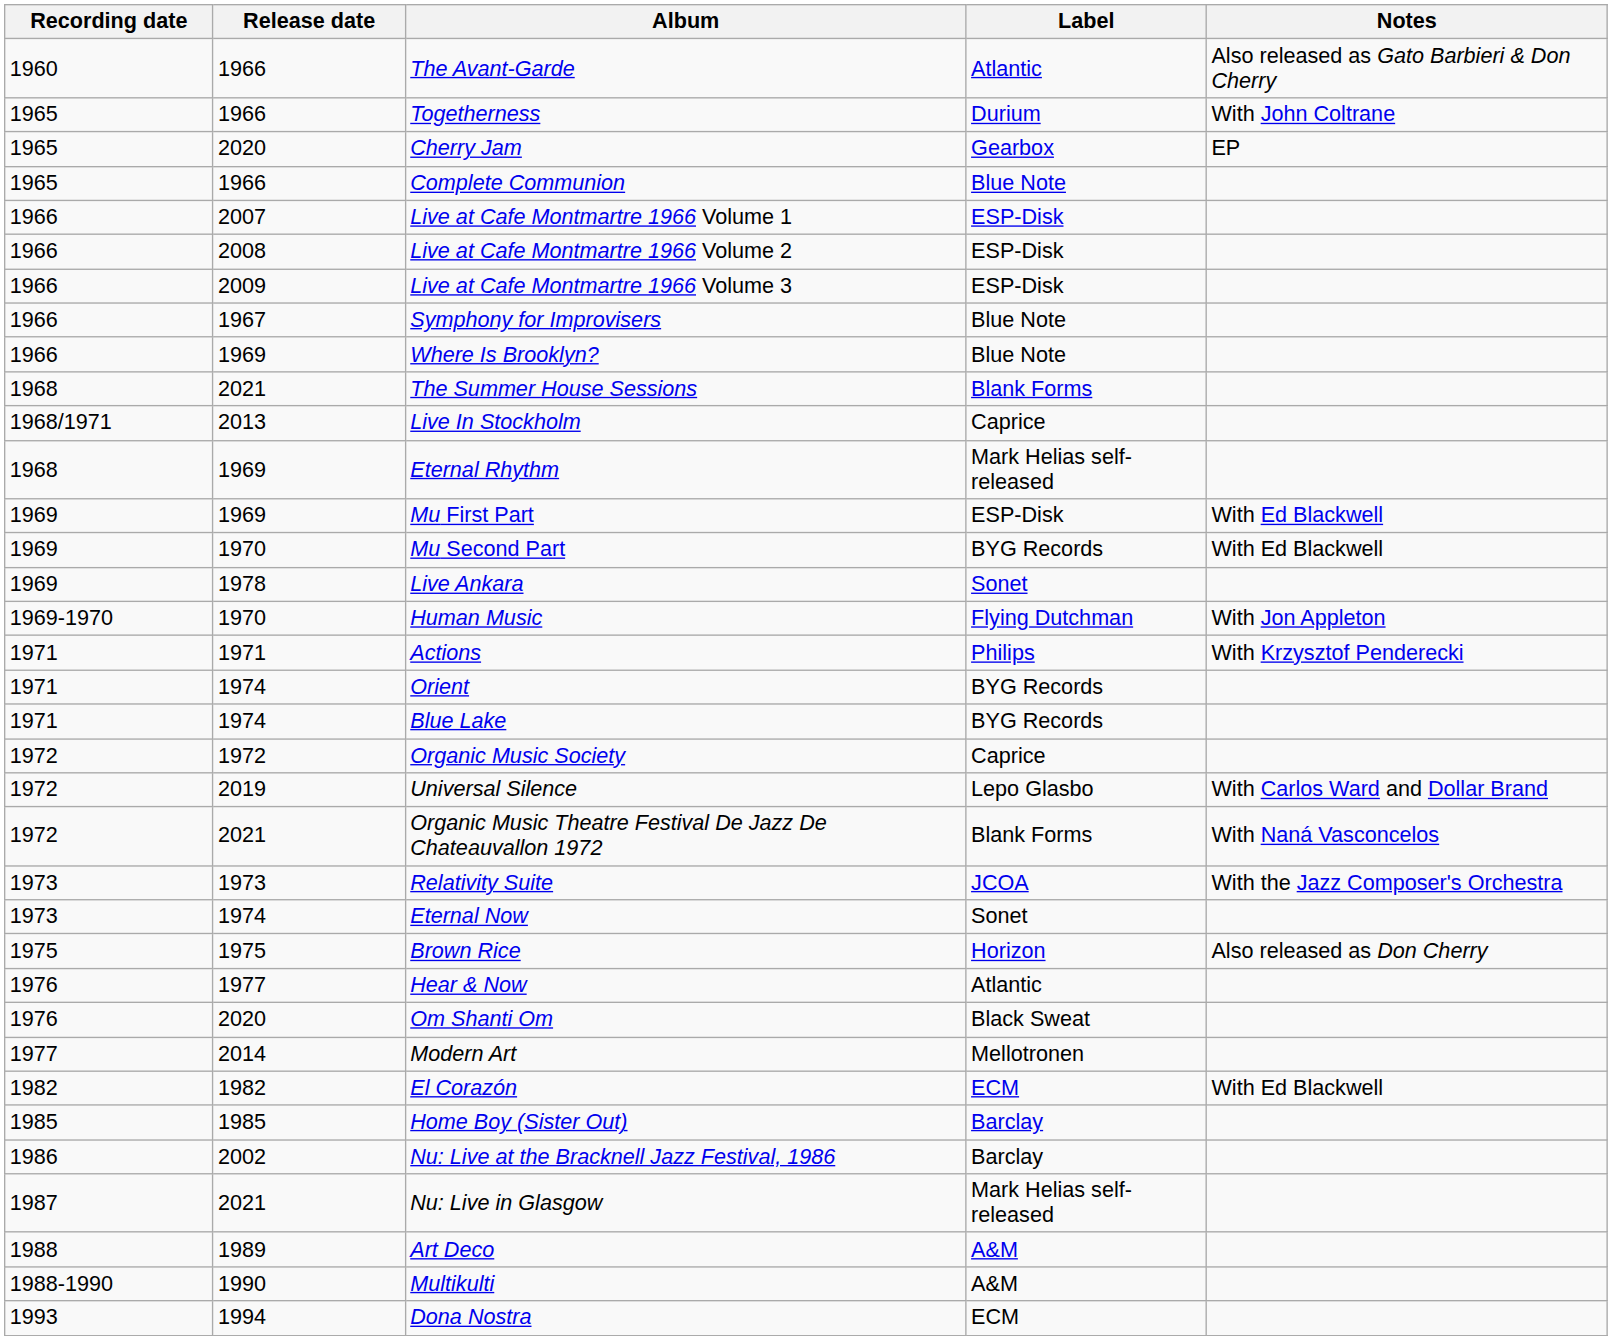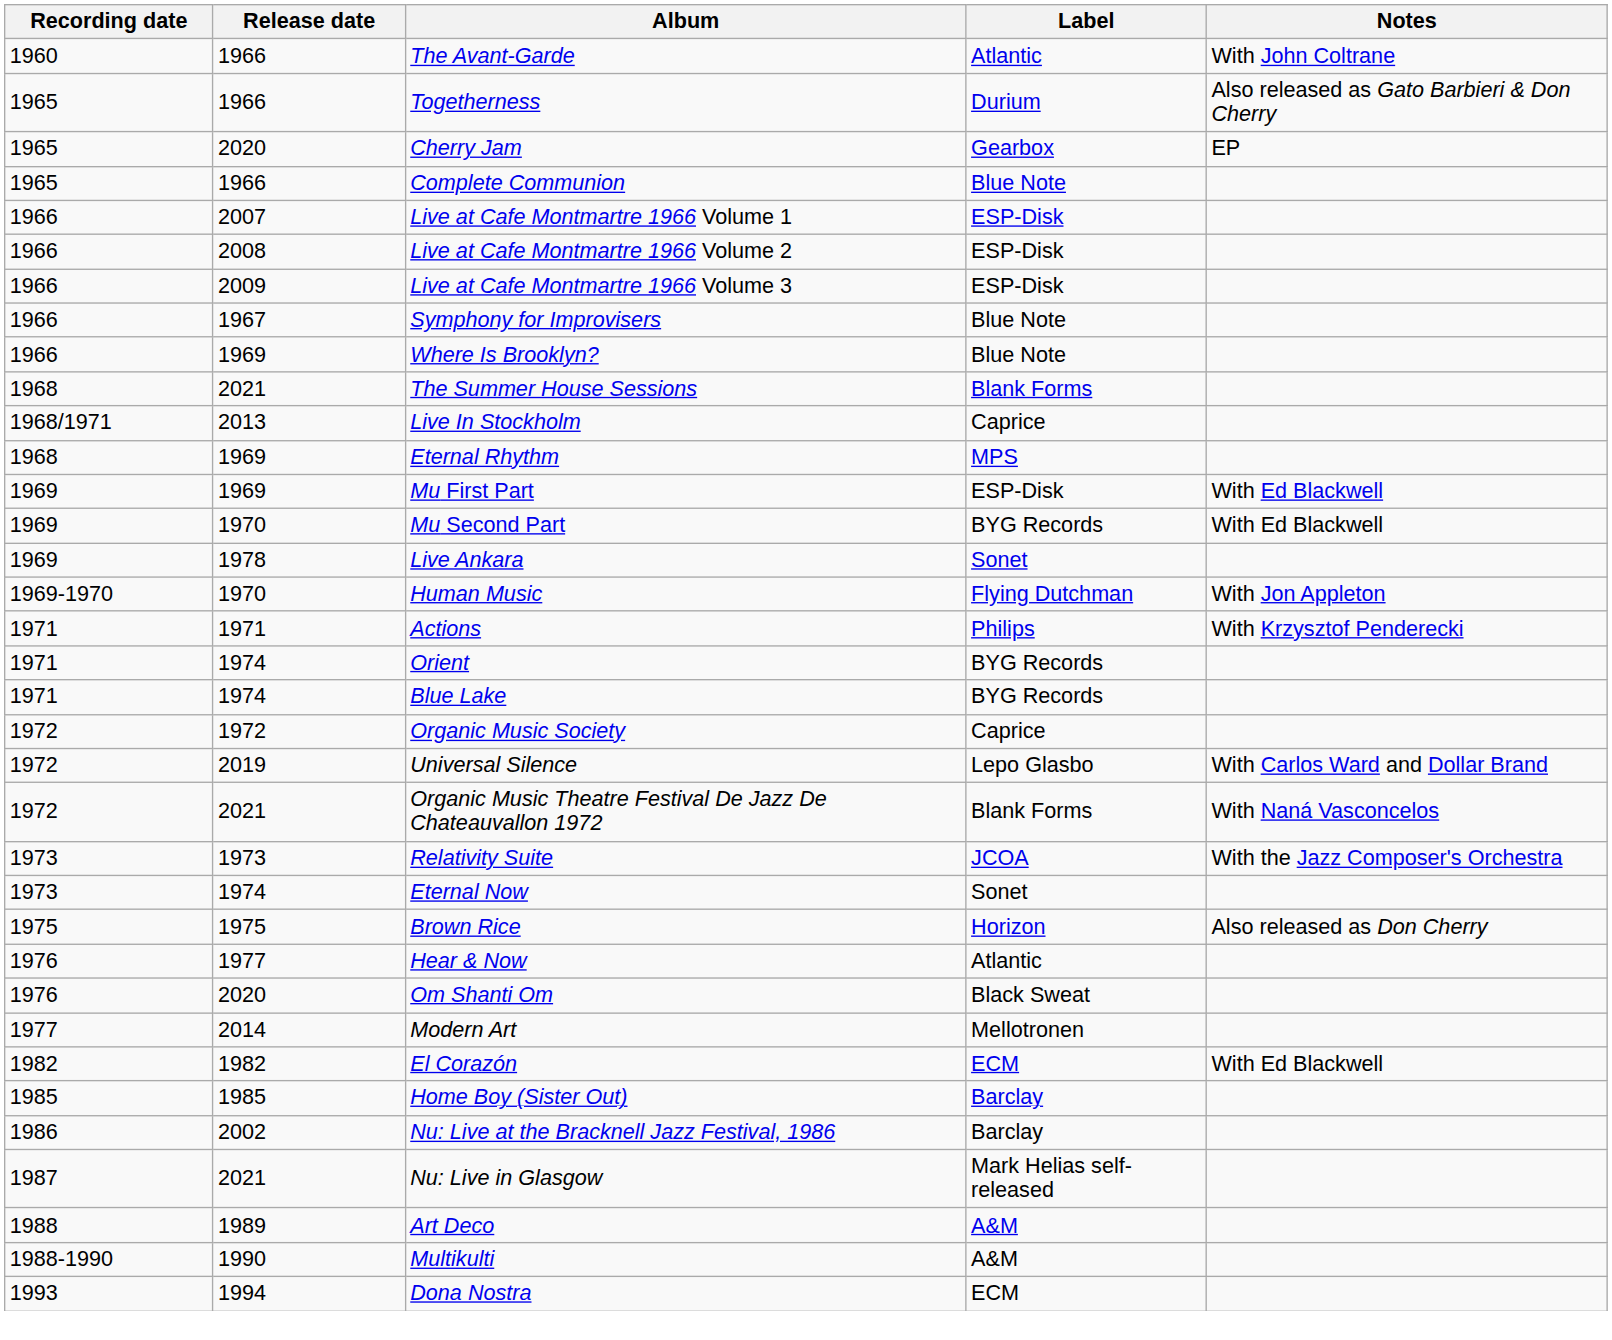(1391, 68) Also released as Gato Barbieri & Don Cherry -> (1303, 55) With John Coltrane
(1303, 114) With John Coltrane -> (1391, 102) Also released as Gato Barbieri & Don Cherry
(1052, 469) Mark Helias self-released -> (994, 457) MPS
